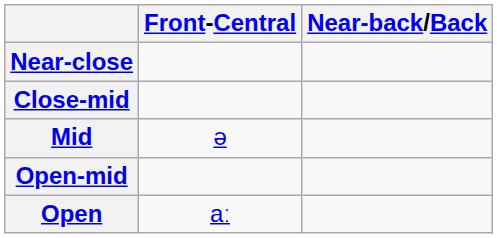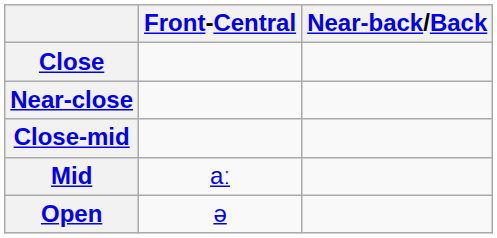+ row: (72, 61)
(220, 137) ə -> (220, 175) aː
- row: (72, 175)
(220, 213) aː -> (220, 213) ə
